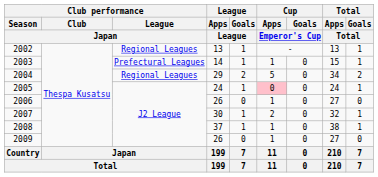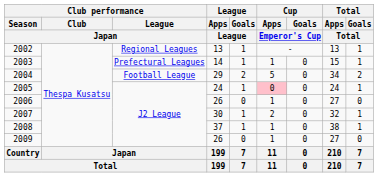(159, 75) Regional Leagues -> (159, 75) Football League
